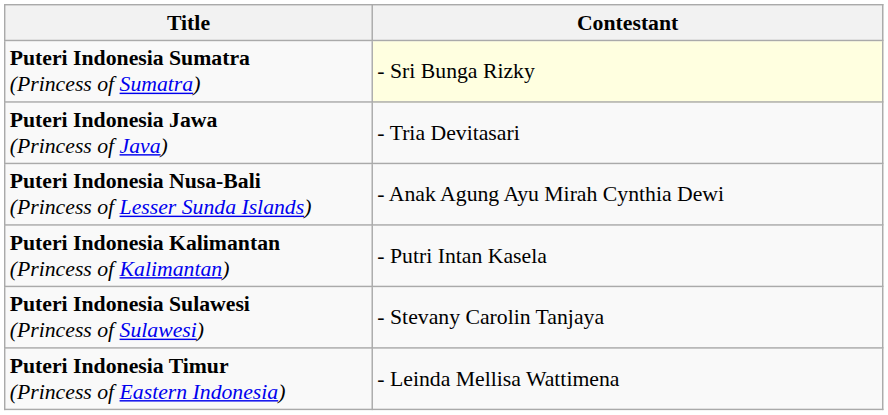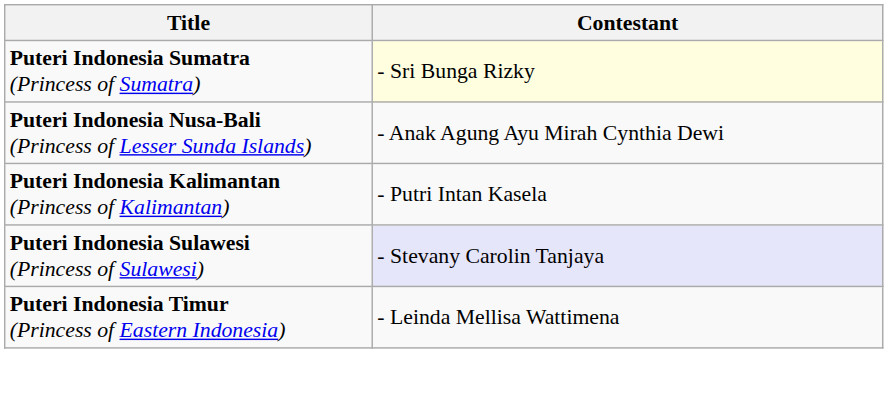- row: (114, 132)
(491, 317) no background -> (491, 256) lavender background
